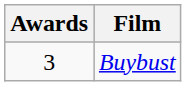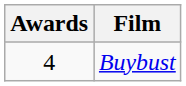(49, 61) 3 -> (49, 61) 4
